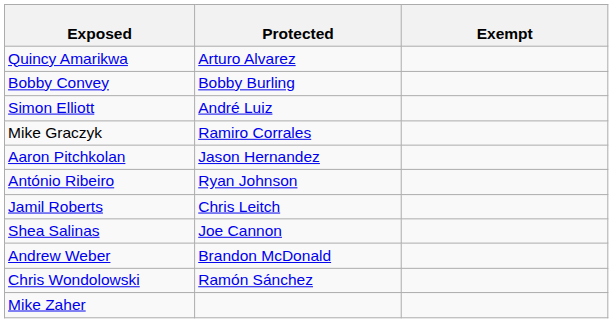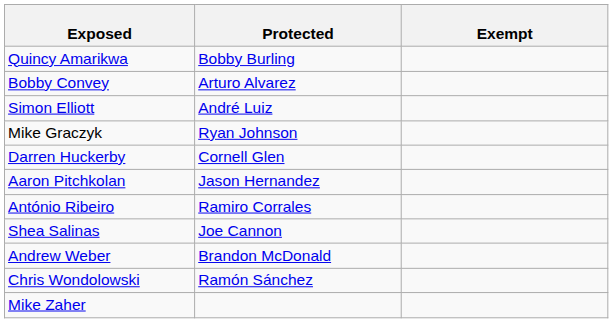(247, 58) Arturo Alvarez -> (247, 58) Bobby Burling
(247, 83) Bobby Burling -> (247, 83) Arturo Alvarez
(255, 132) Ramiro Corrales -> (248, 132) Ryan Johnson
+ row: (67, 157)
(248, 181) Ryan Johnson -> (255, 206) Ramiro Corrales
- row: (56, 206)
